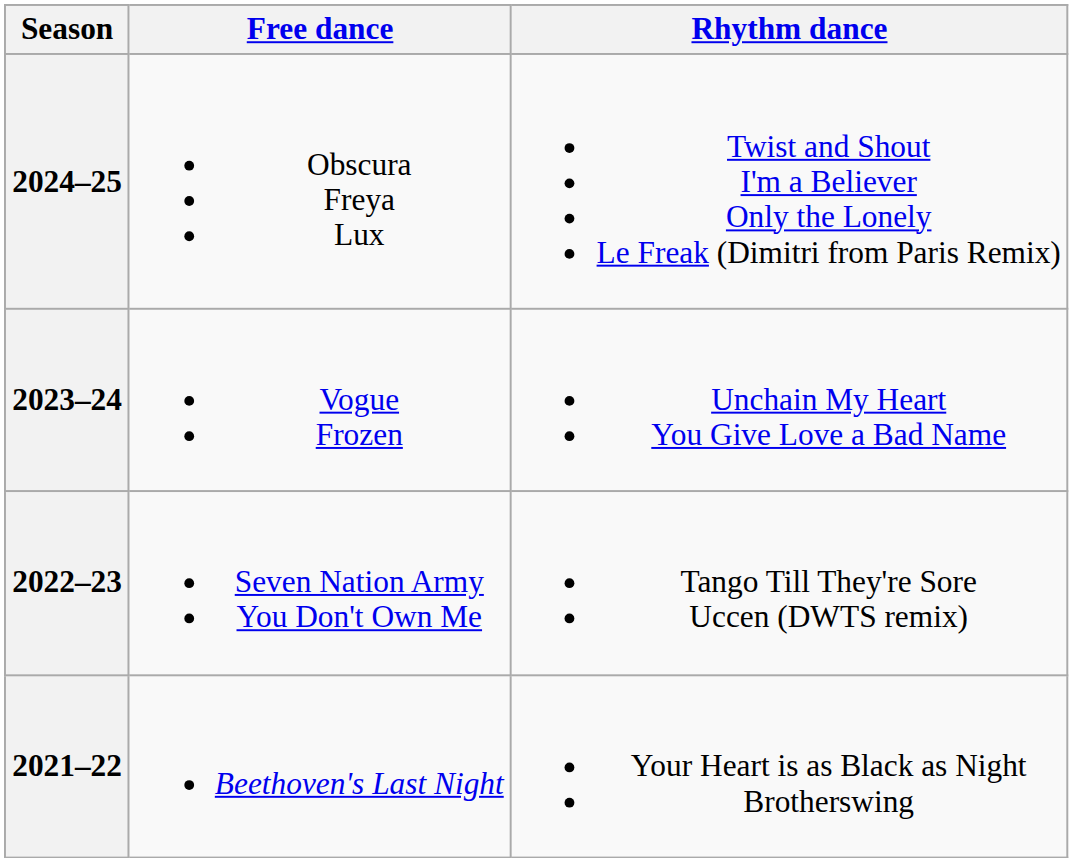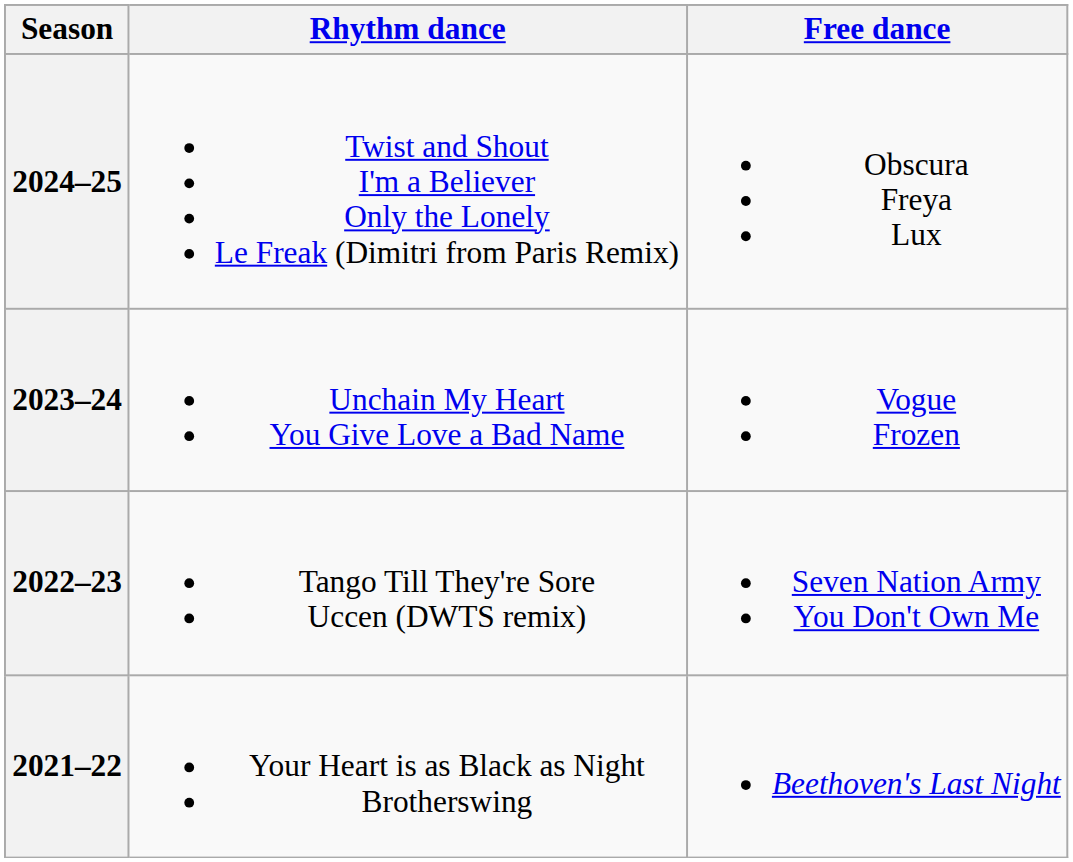columns swapped: (789, 29) <-> (320, 29)
